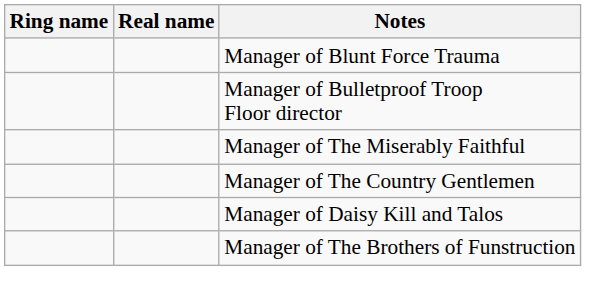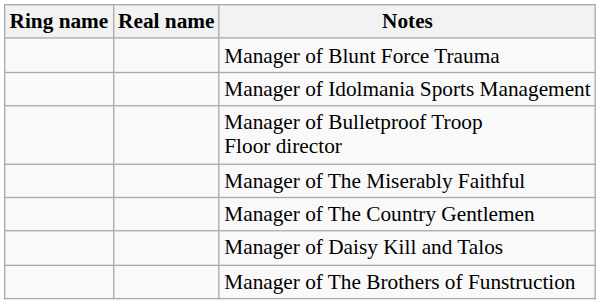+ row: (407, 88)
